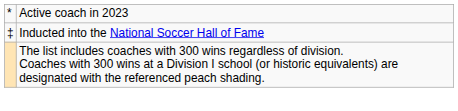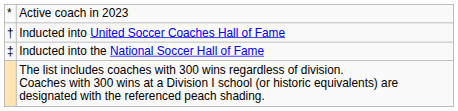+ row: (152, 32)
